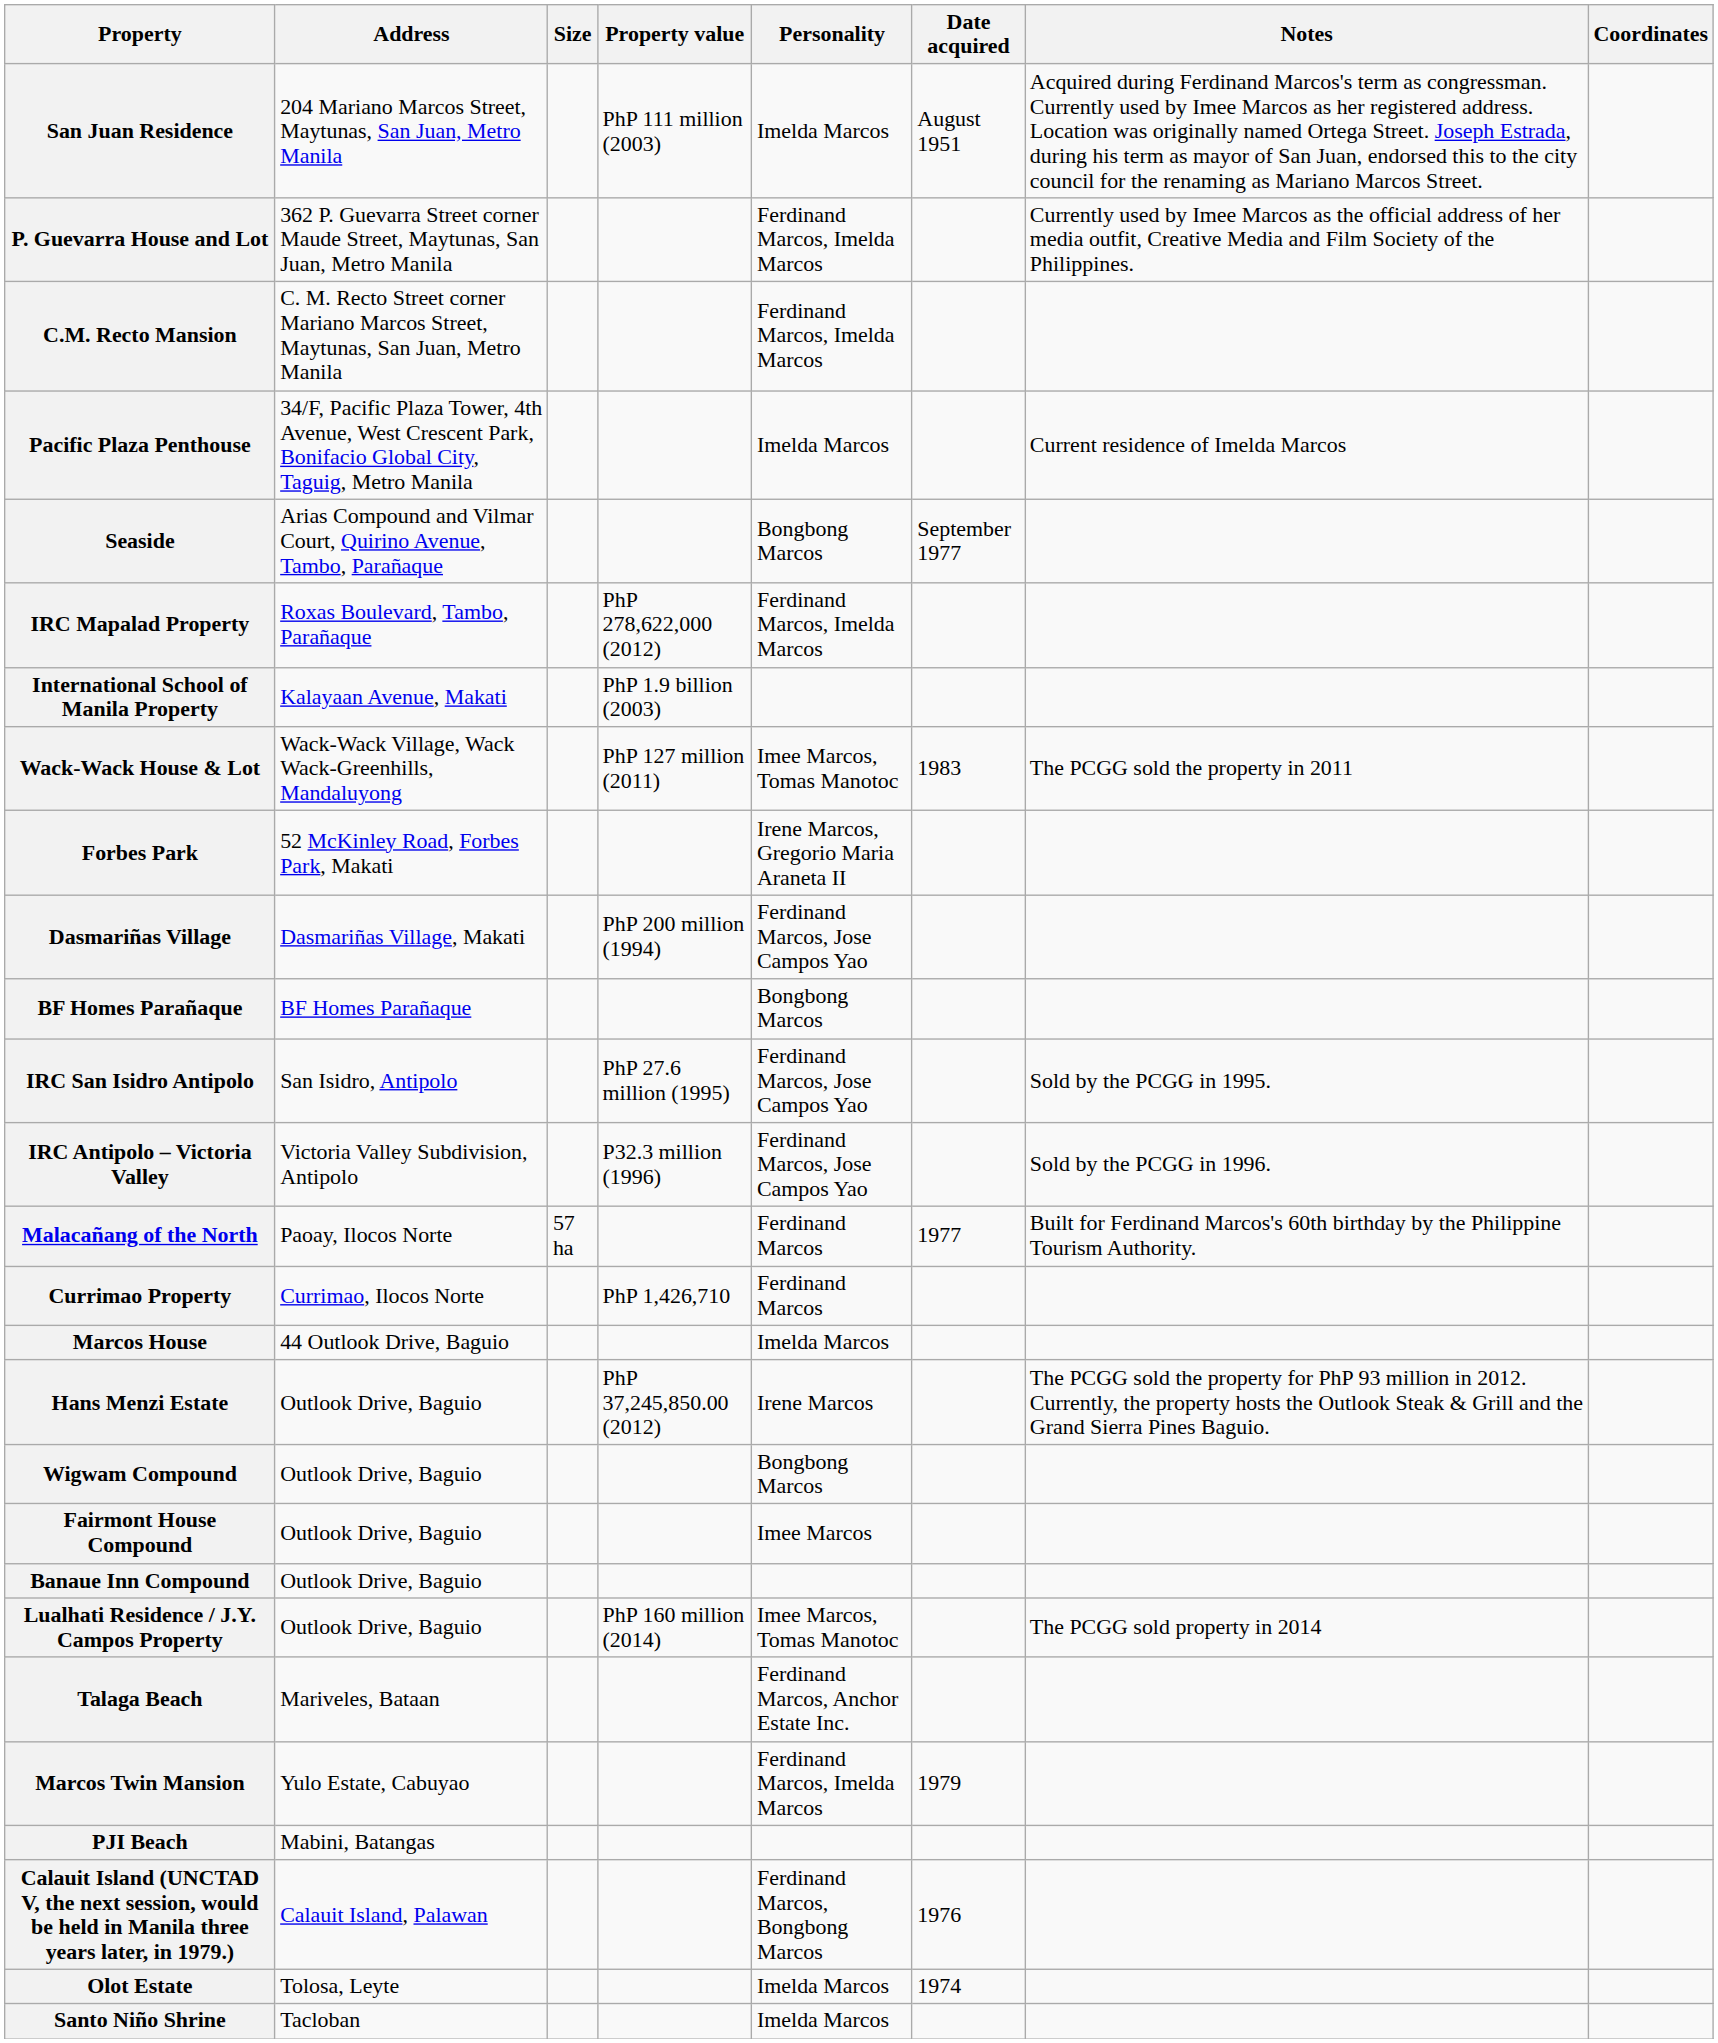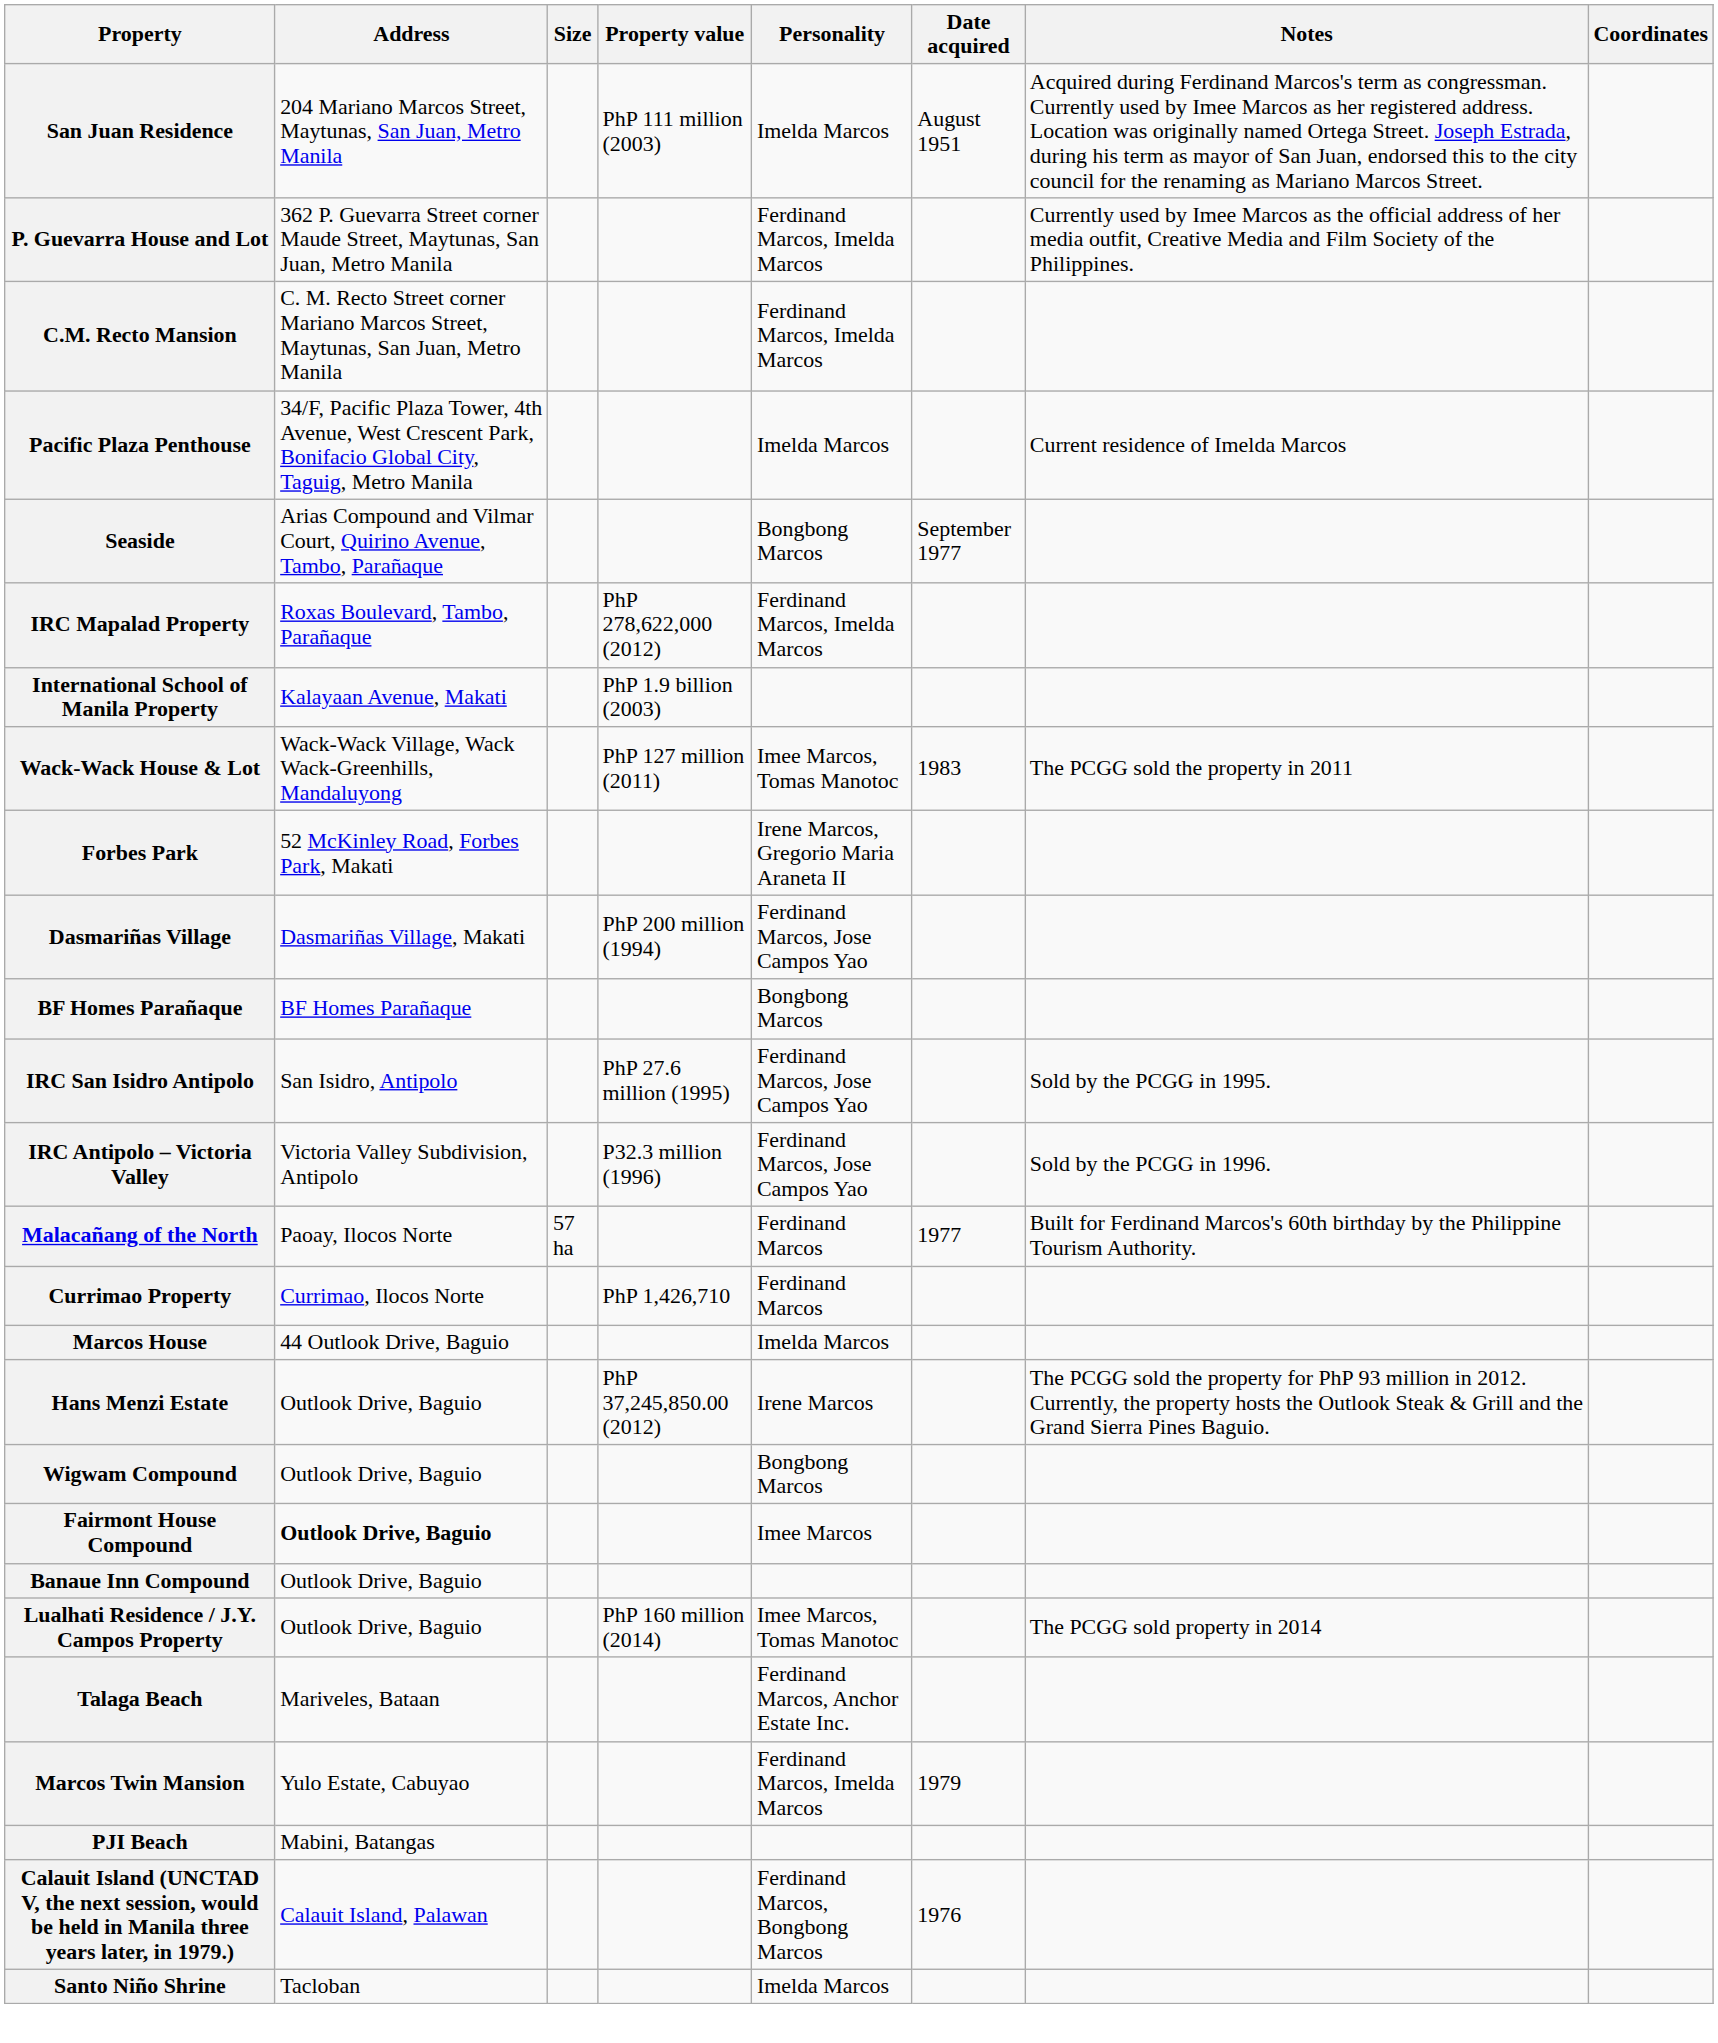(381, 1533) normal -> (386, 1533) bold
- row: (140, 1986)
